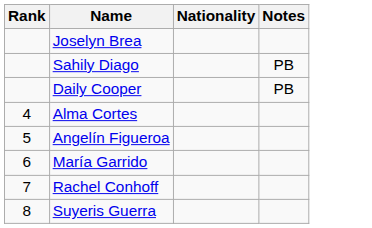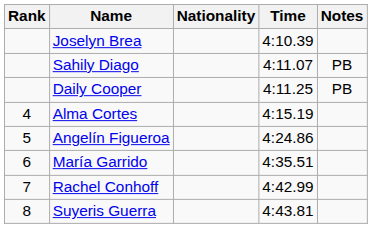+ column: (288, 16)
